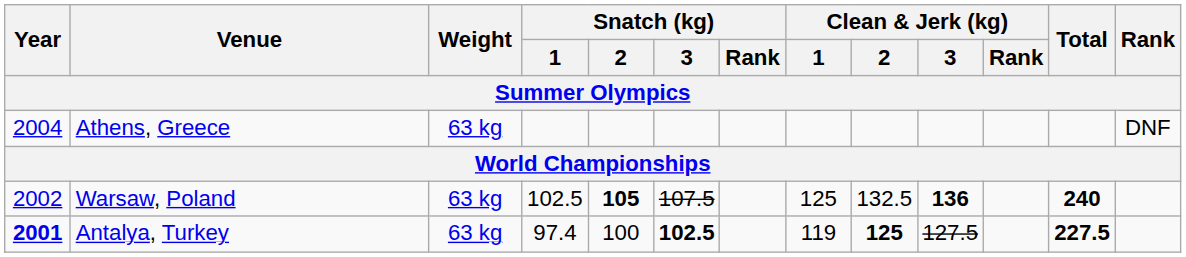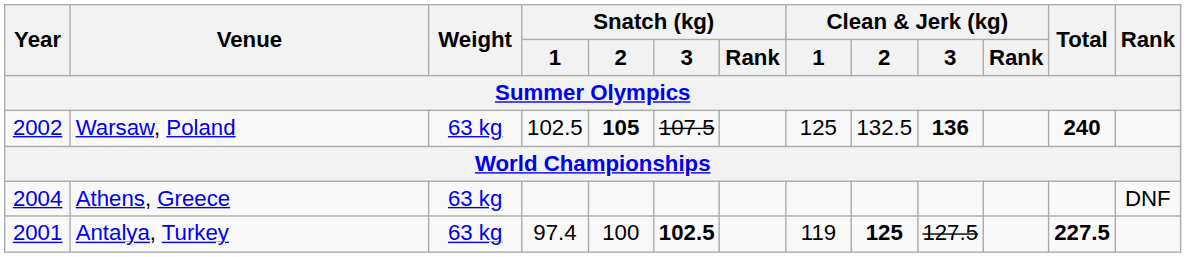rows swapped: (153, 127) <-> (156, 198)
(38, 233) bold -> (38, 233) normal
